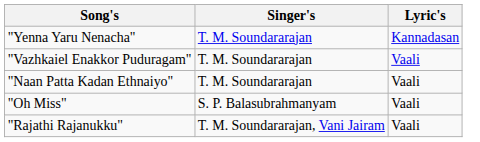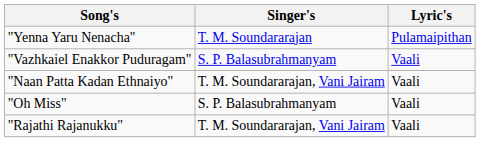(425, 37) Kannadasan -> (431, 37) Pulamaipithan
(255, 59) T. M. Soundararajan -> (267, 59) S. P. Balasubrahmanyam
(255, 81) T. M. Soundararajan -> (291, 81) T. M. Soundararajan, Vani Jairam
